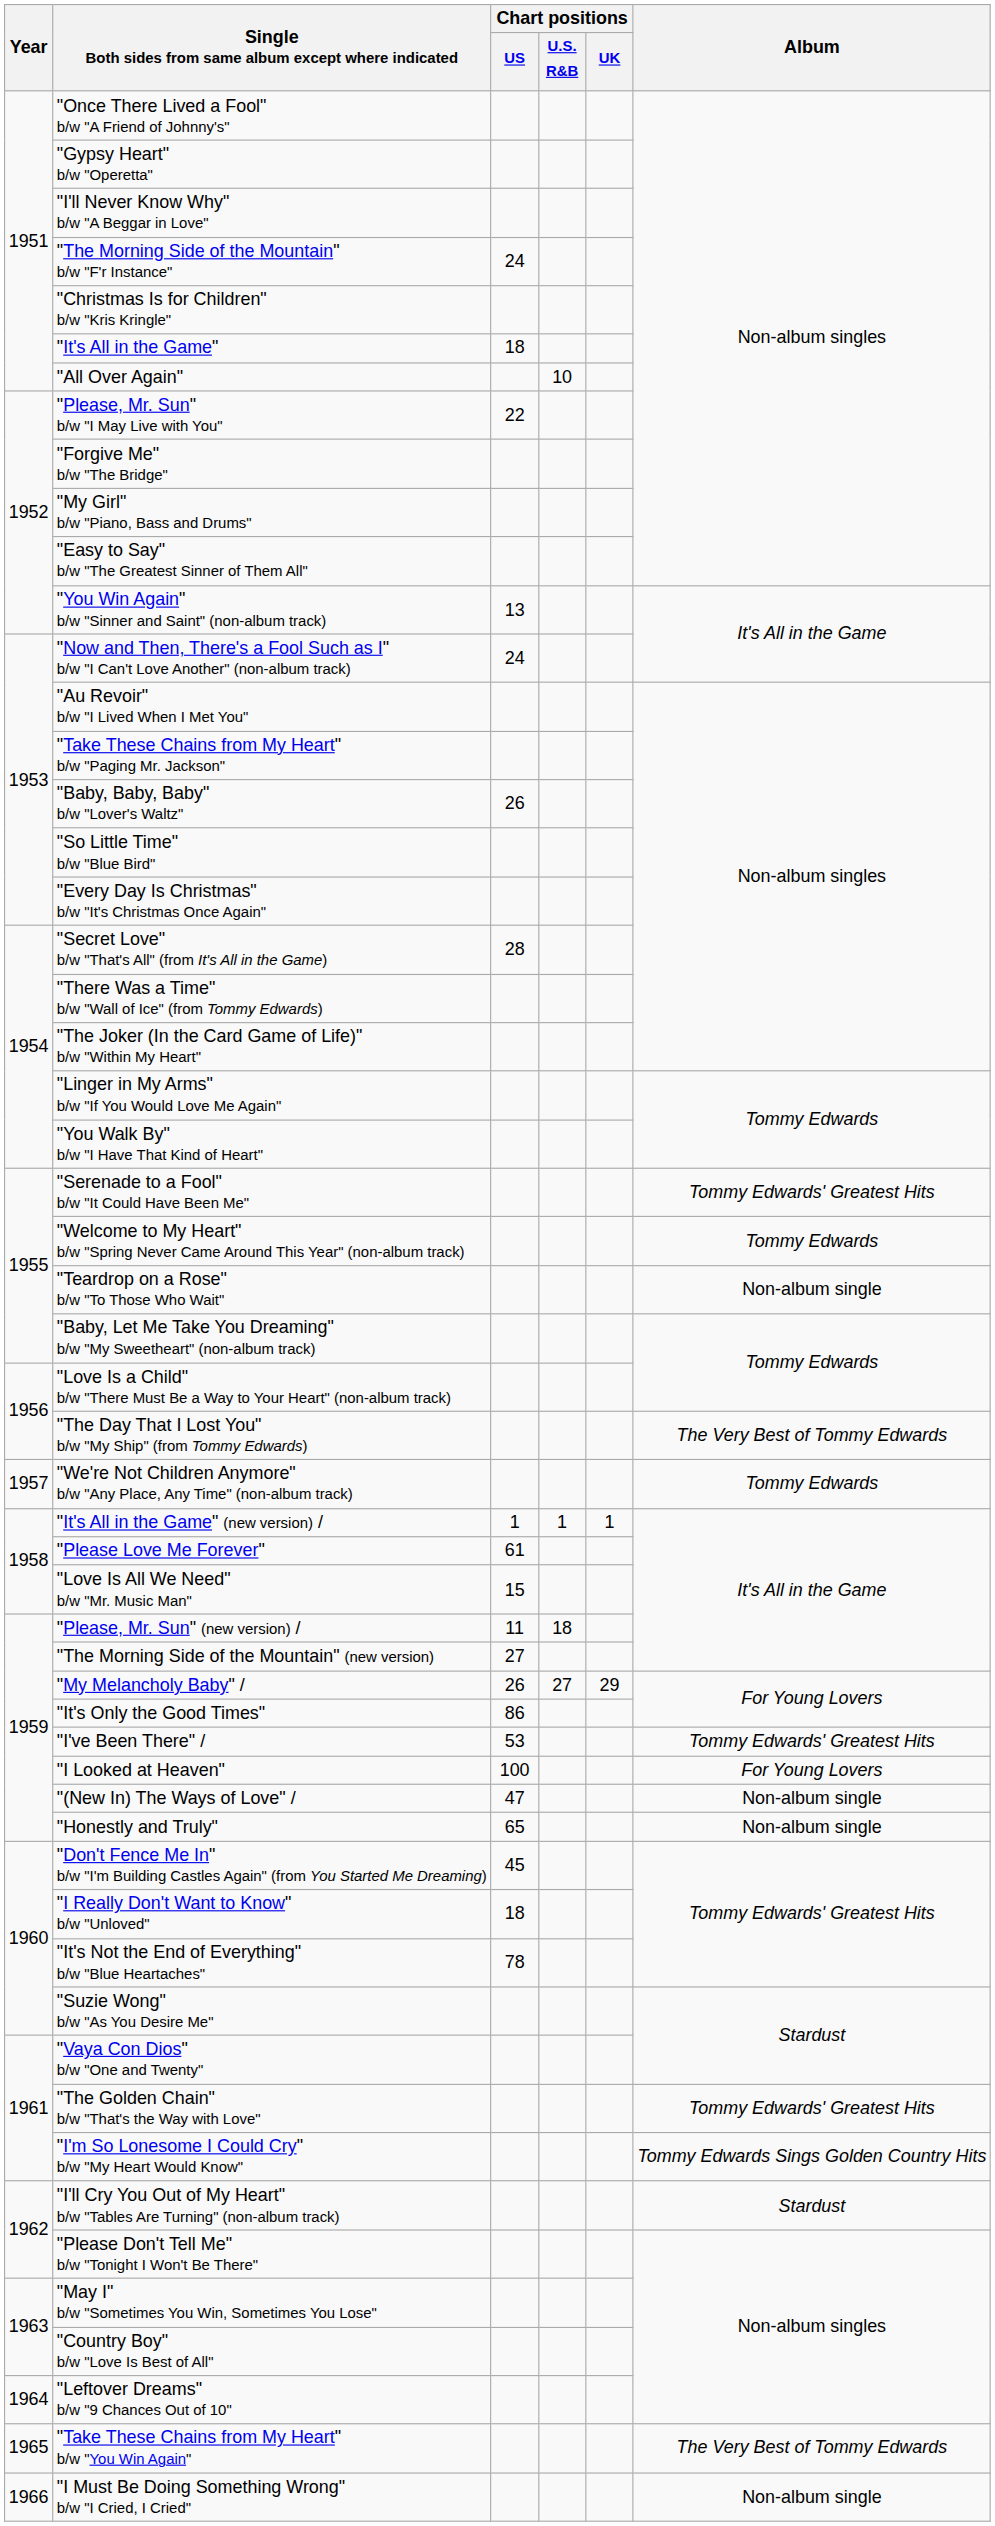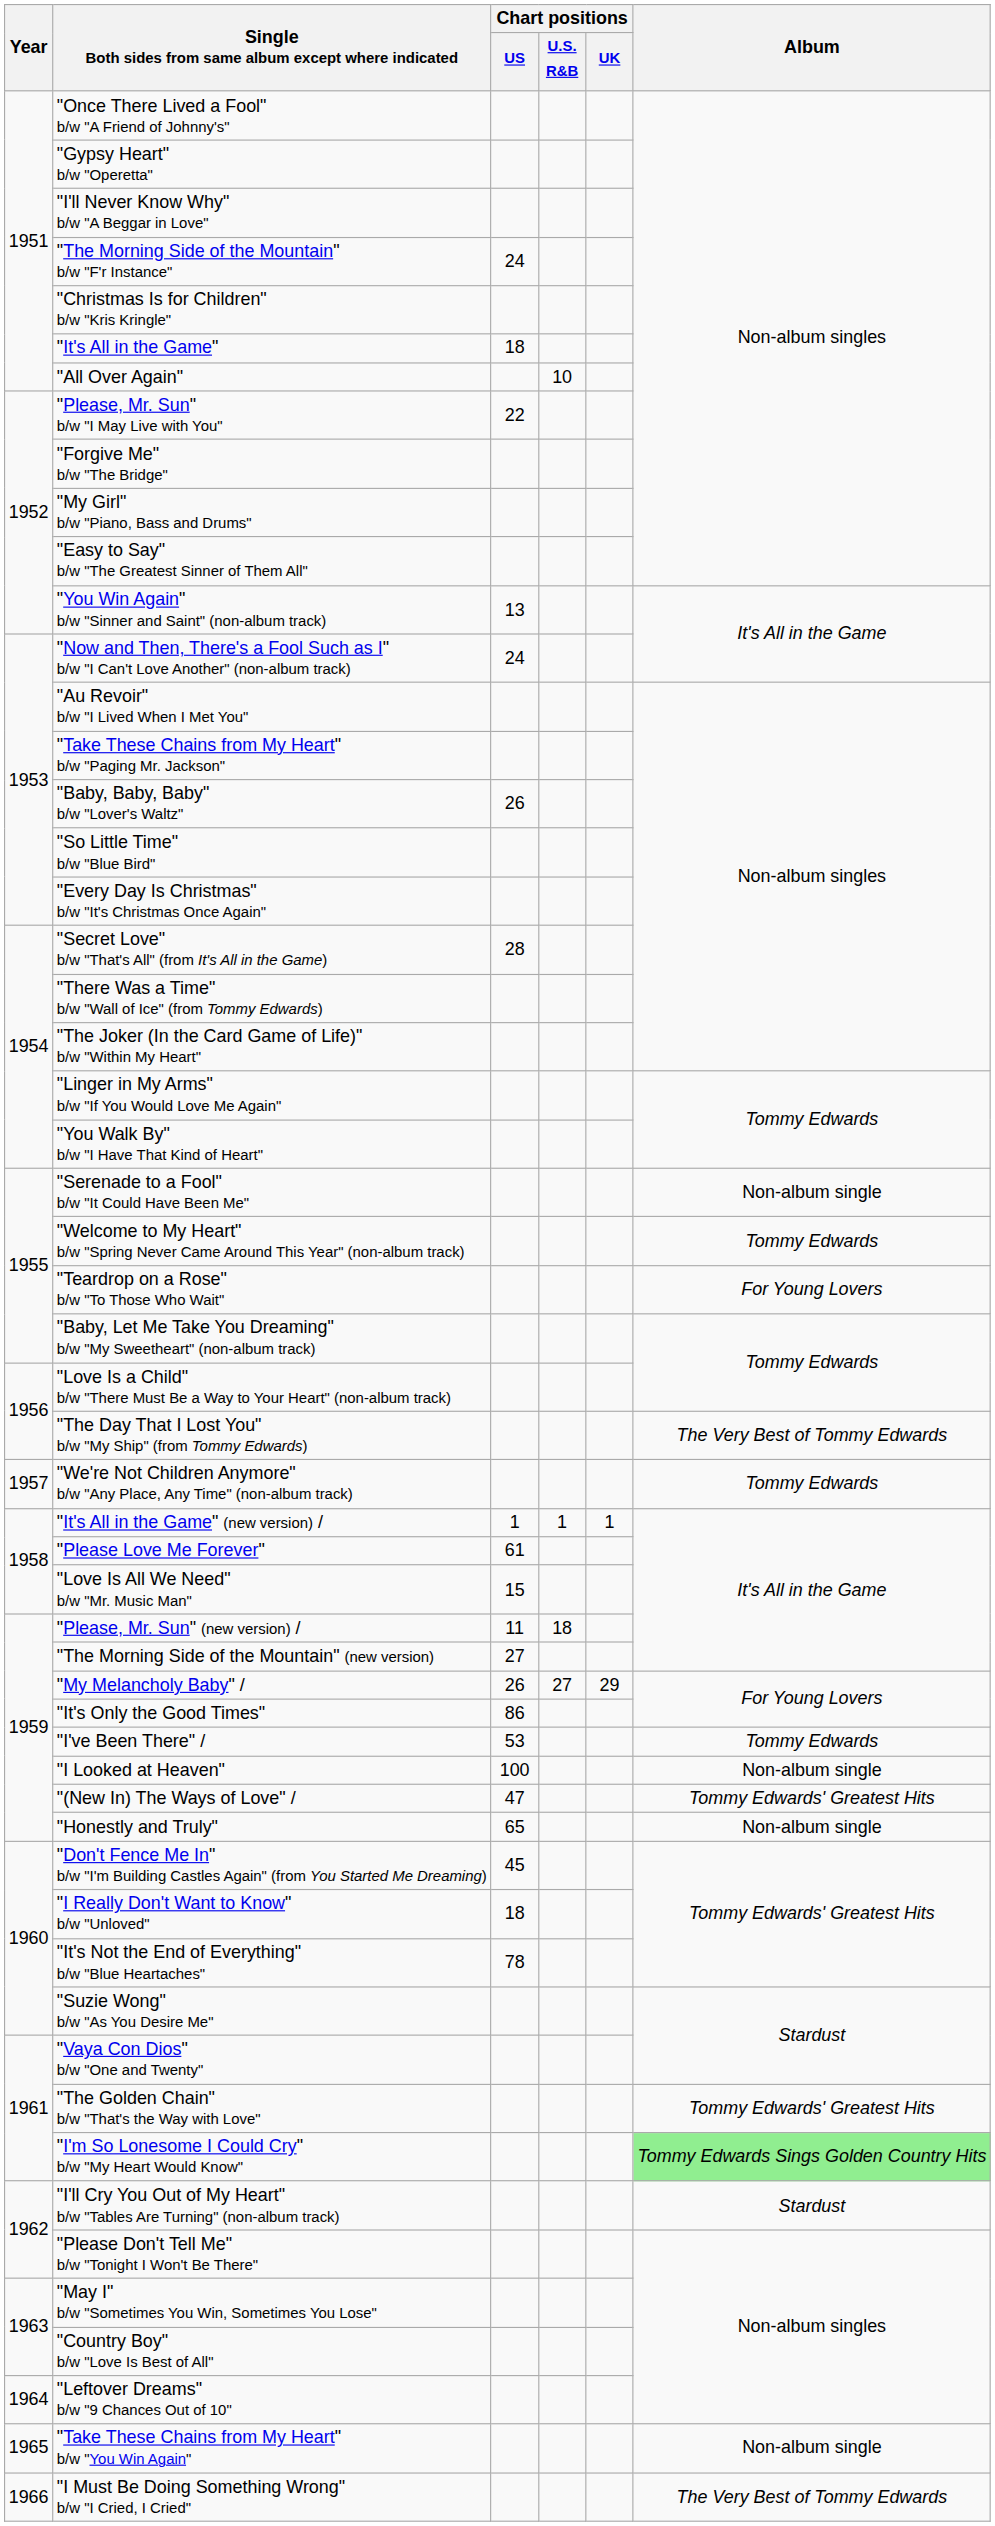(812, 1192) Tommy Edwards' Greatest Hits -> (812, 1192) Non-album single
(812, 1289) Non-album single -> (812, 1289) For Young Lovers
(812, 1741) Tommy Edwards' Greatest Hits -> (812, 1741) Tommy Edwards
(812, 1770) For Young Lovers -> (812, 1770) Non-album single
(812, 1798) Non-album single -> (812, 1798) Tommy Edwards' Greatest Hits
(812, 2156) no background -> (812, 2156) lightgreen background
(812, 2448) The Very Best of Tommy Edwards -> (812, 2448) Non-album single
(812, 2496) Non-album single -> (812, 2496) The Very Best of Tommy Edwards
